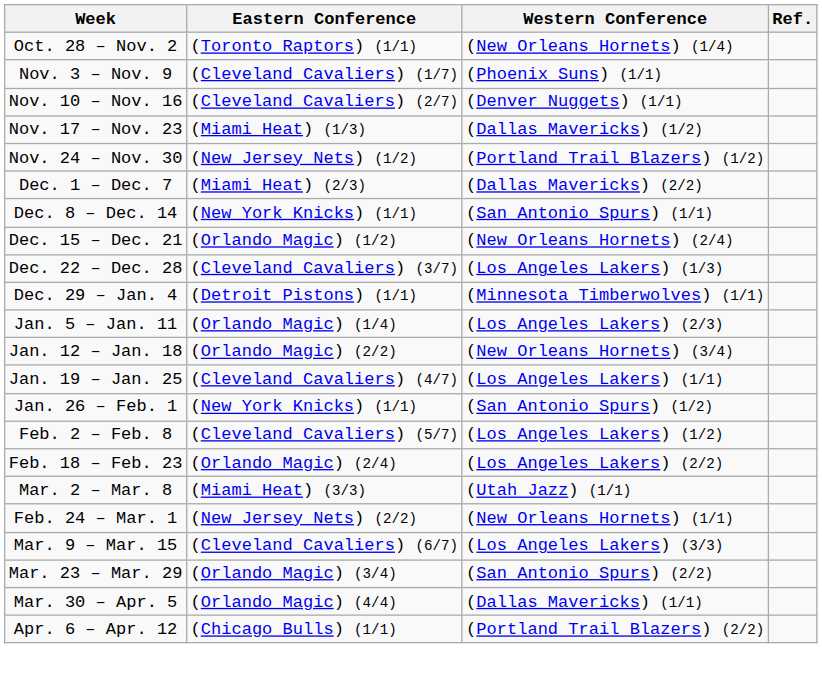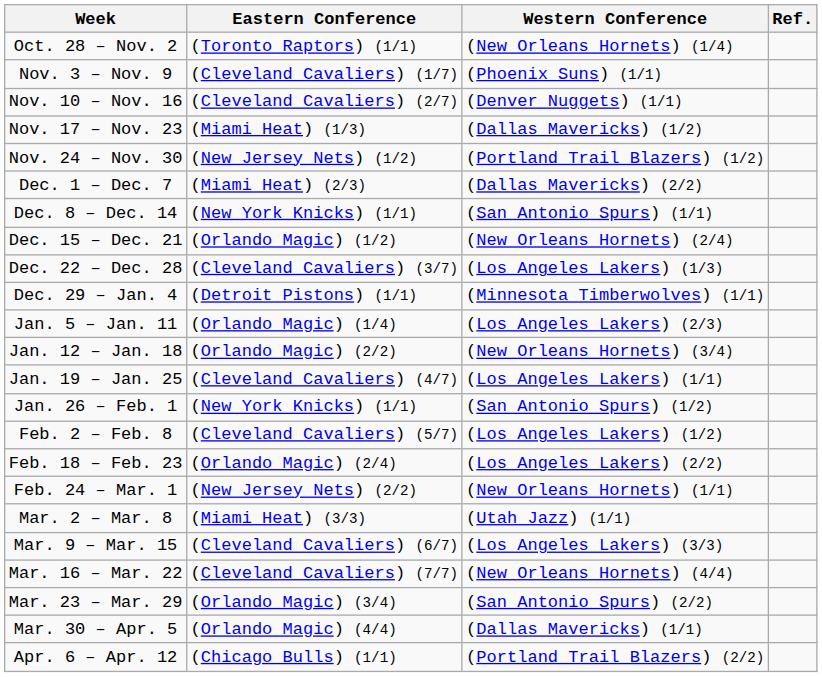rows swapped: (96, 518) <-> (96, 490)
+ row: (96, 574)
